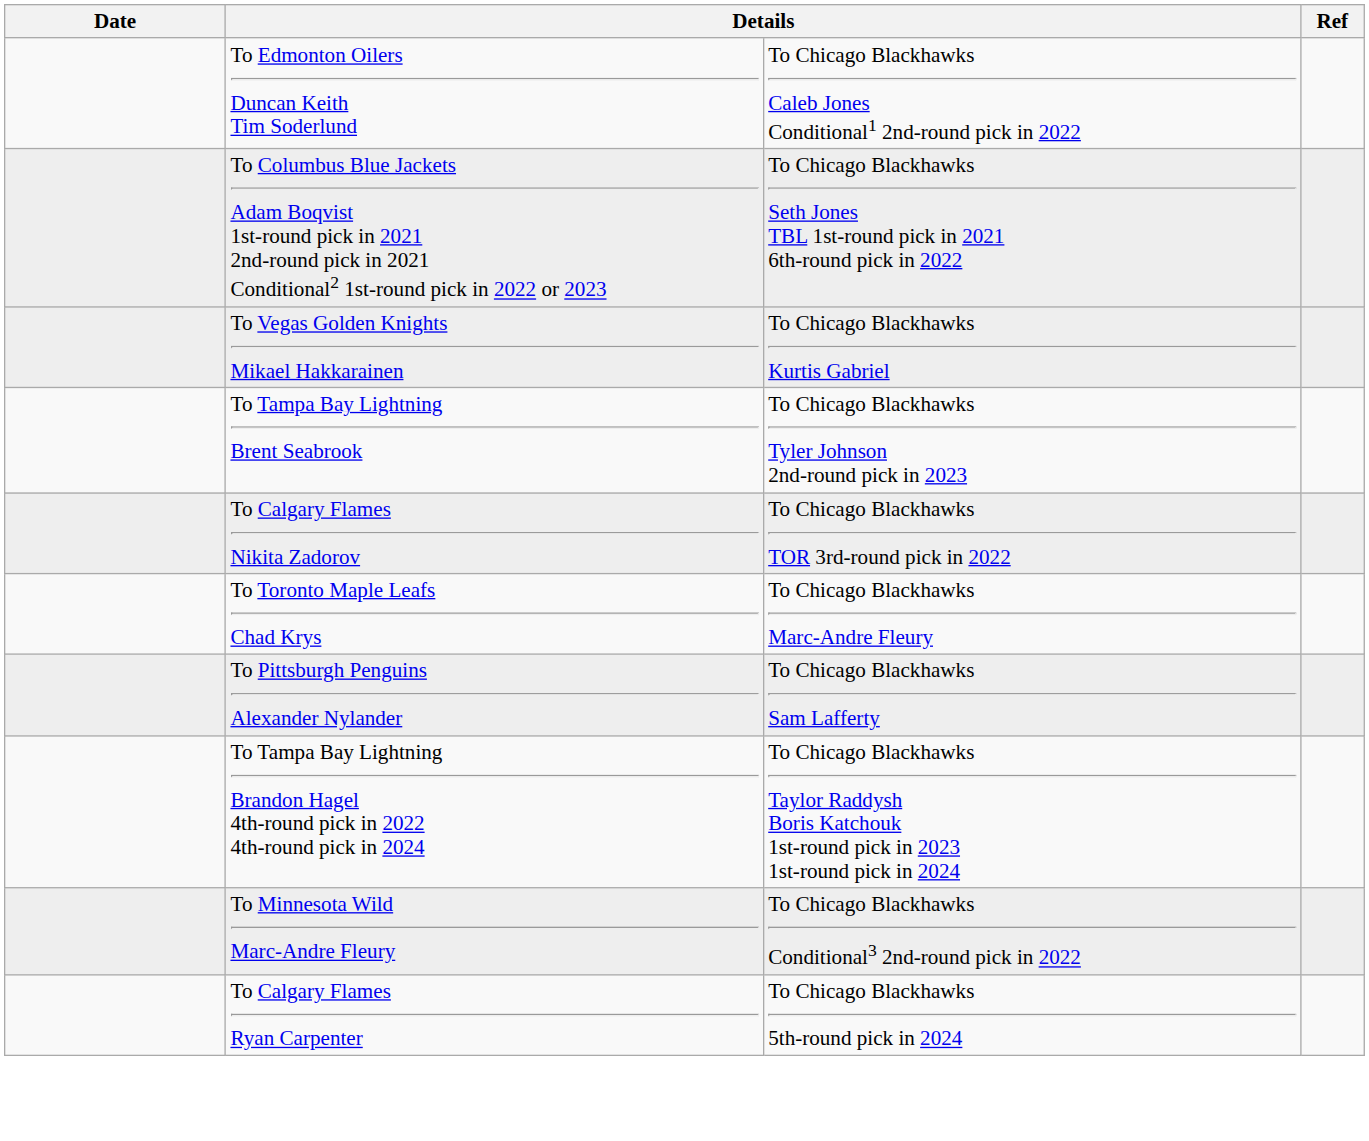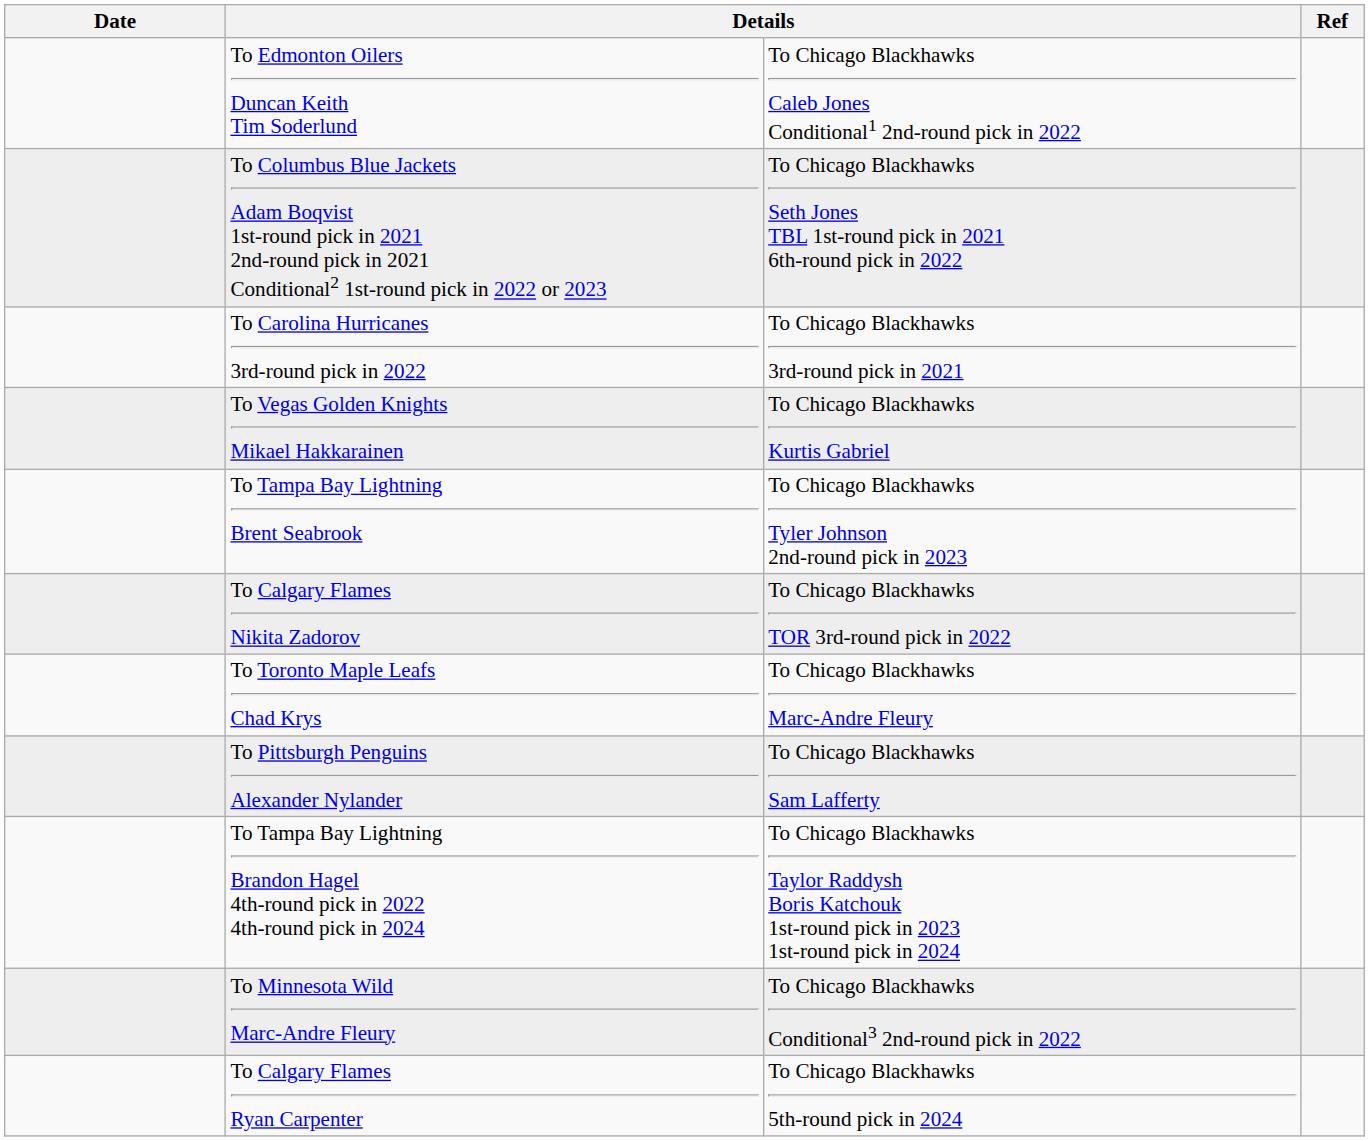+ row: (494, 346)
